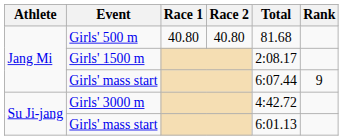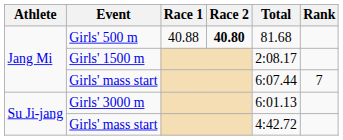(183, 37) 40.80 -> (183, 37) 40.88
(229, 37) normal -> (229, 37) bold
(319, 80) 9 -> (319, 80) 7
(276, 102) 4:42.72 -> (276, 102) 6:01.13
(276, 124) 6:01.13 -> (276, 124) 4:42.72
